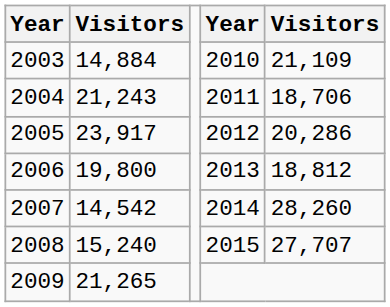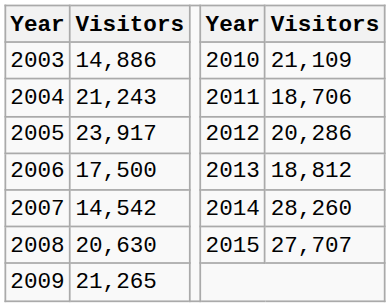(116, 61) 14,884 -> (116, 61) 14,886
(116, 171) 19,800 -> (116, 171) 17,500
(116, 245) 15,240 -> (116, 245) 20,630
